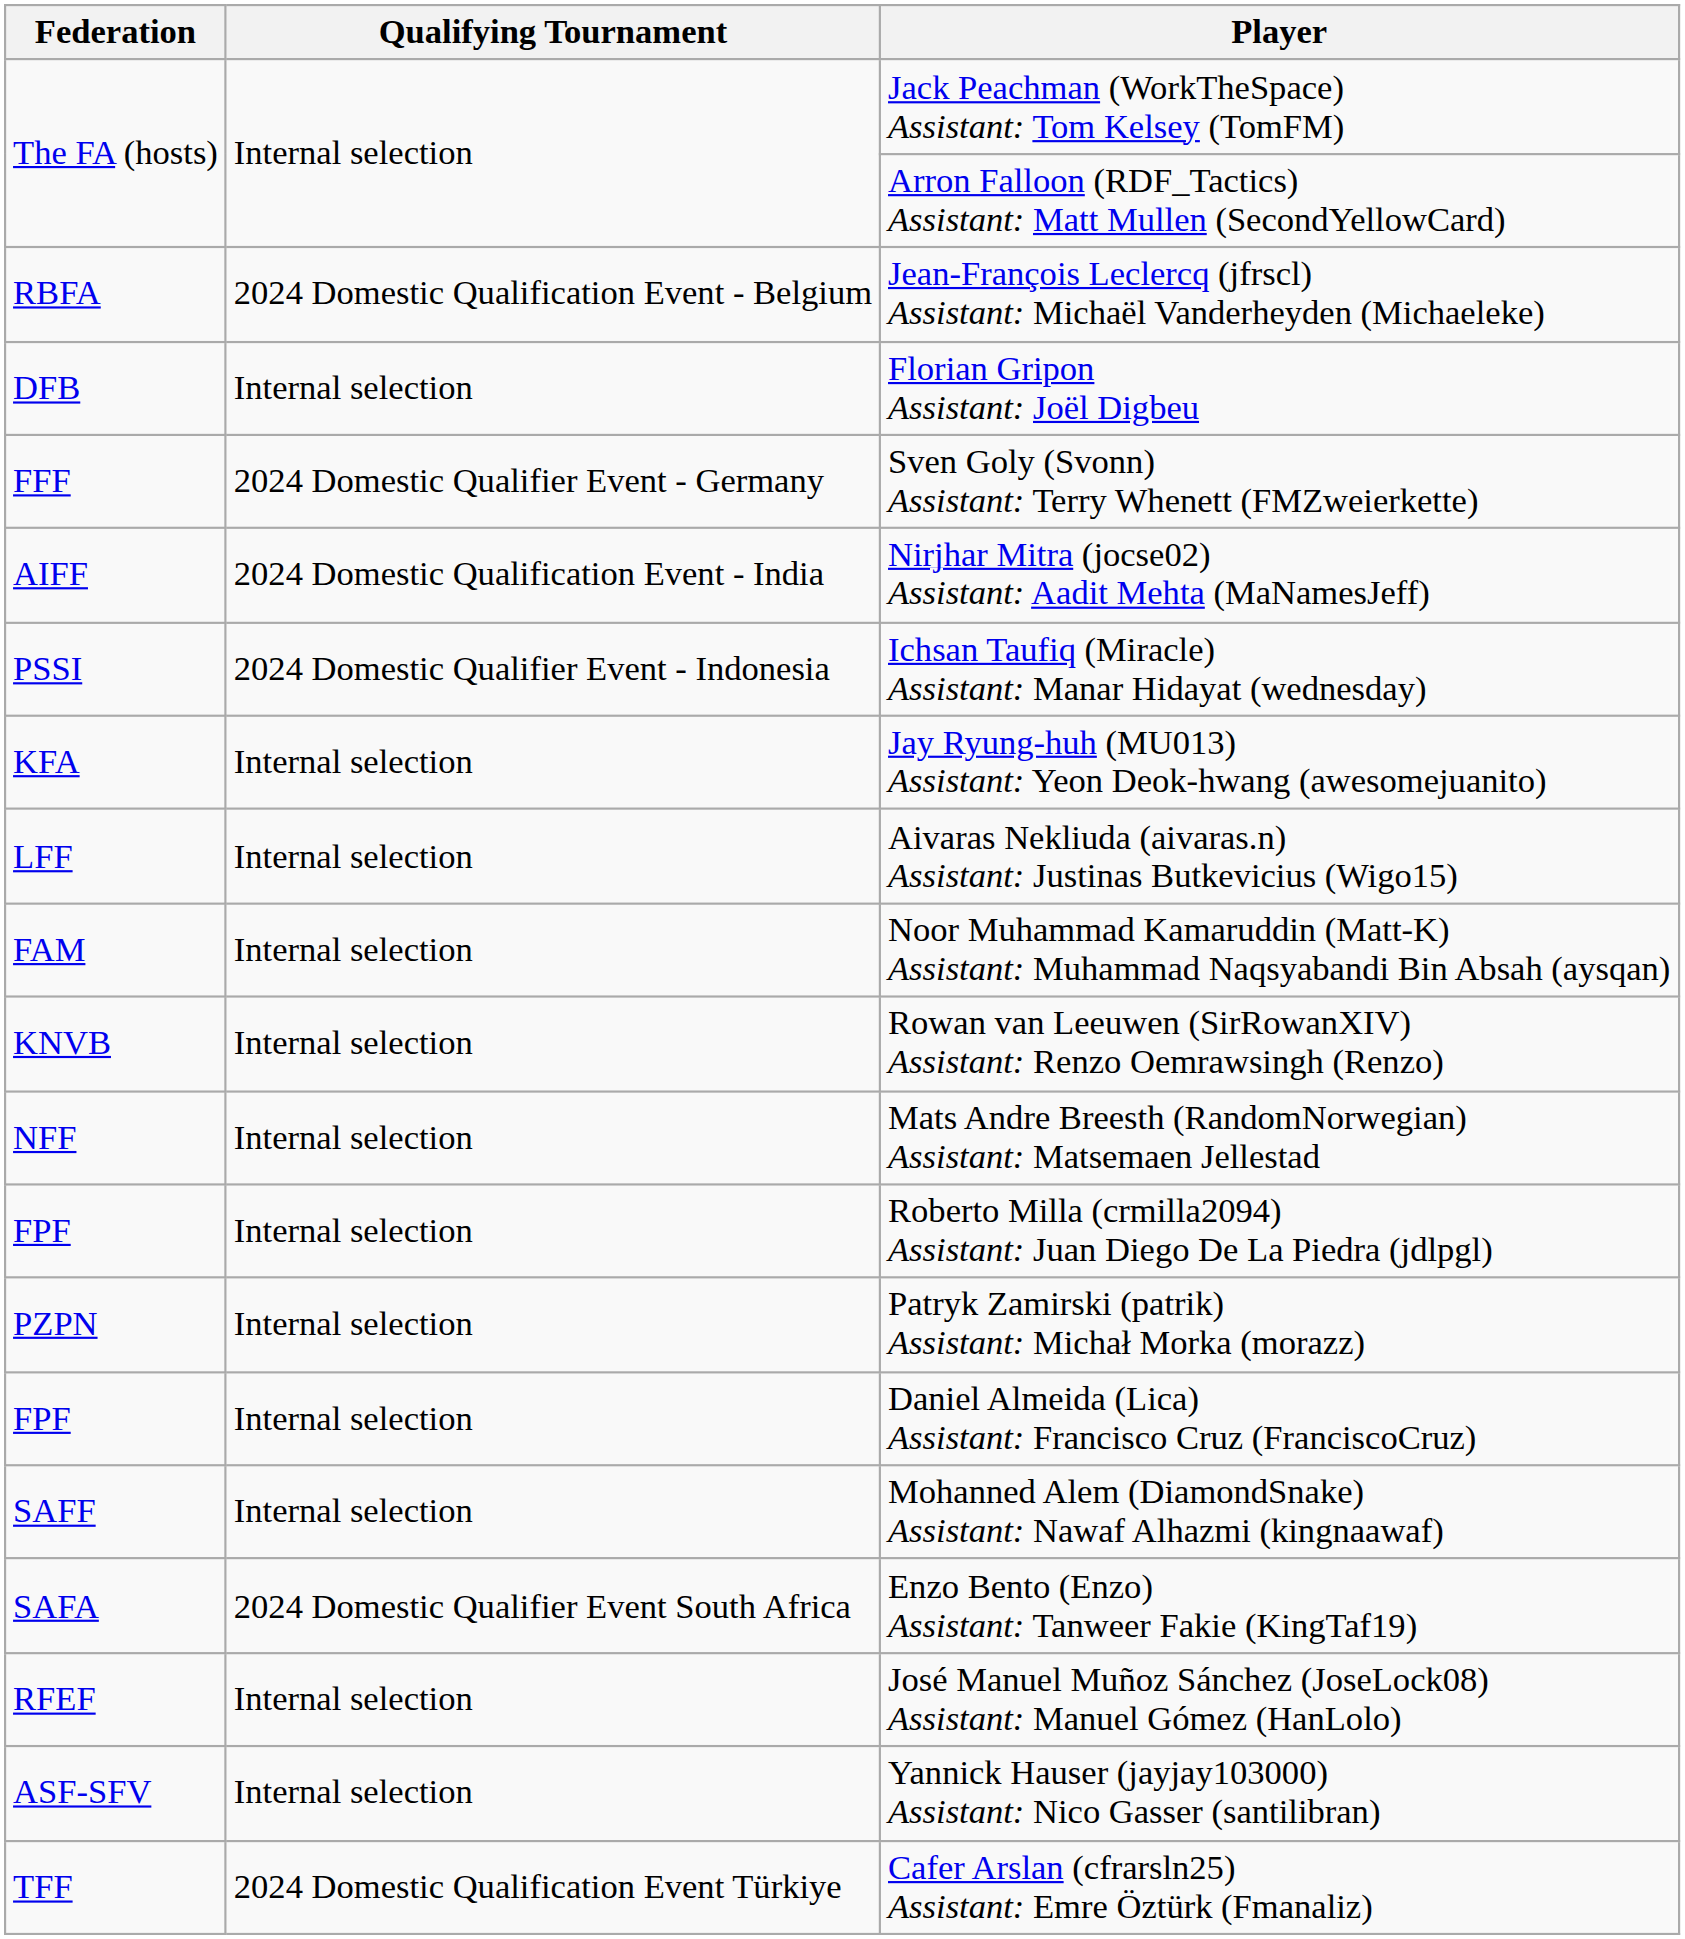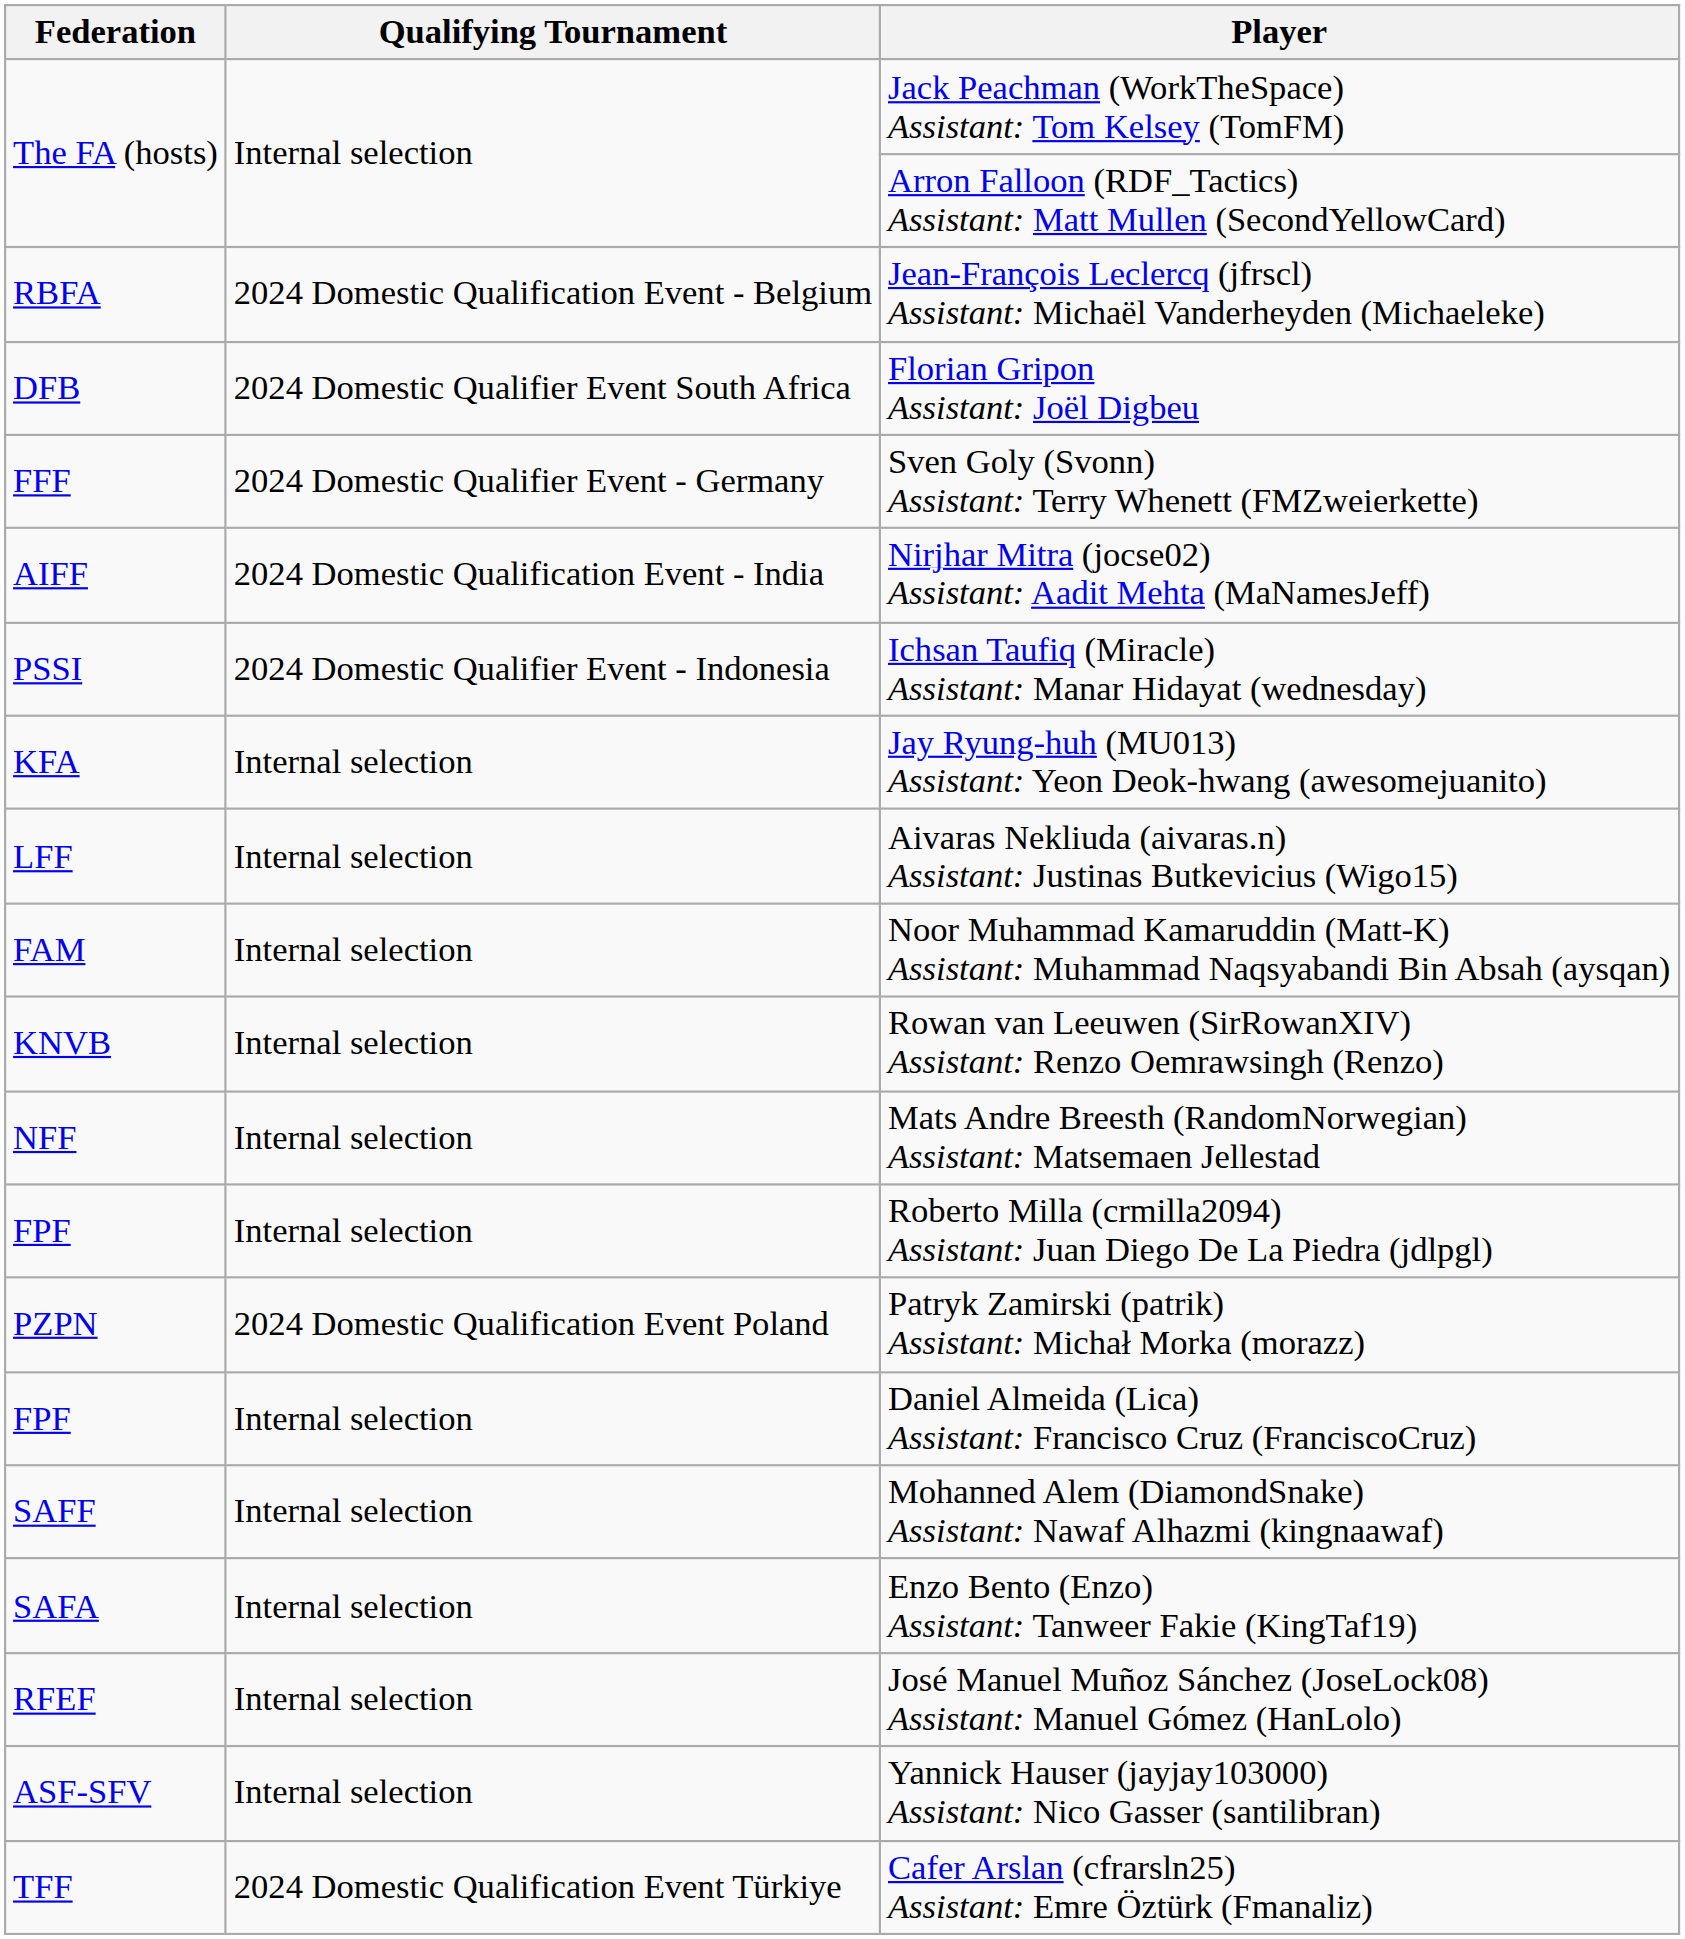(353, 387) Internal selection -> (542, 387) 2024 Domestic Qualifier Event South Africa
(353, 1324) Internal selection -> (531, 1324) 2024 Domestic Qualification Event Poland
(542, 1605) 2024 Domestic Qualifier Event South Africa -> (353, 1605) Internal selection
